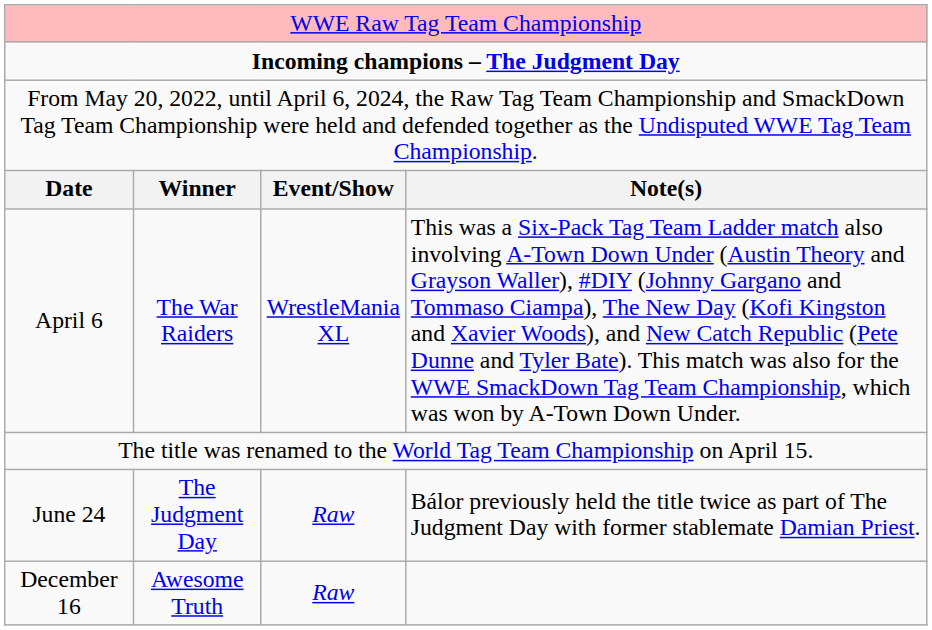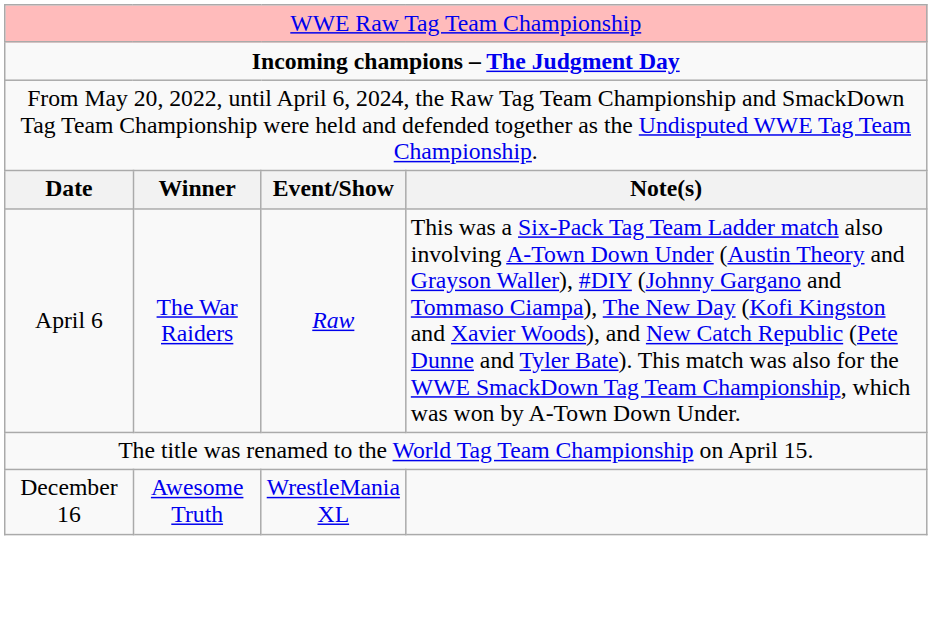(333, 320) WrestleMania XL -> (333, 320) Raw
- row: (69, 515)
(333, 592) Raw -> (333, 501) WrestleMania XL
